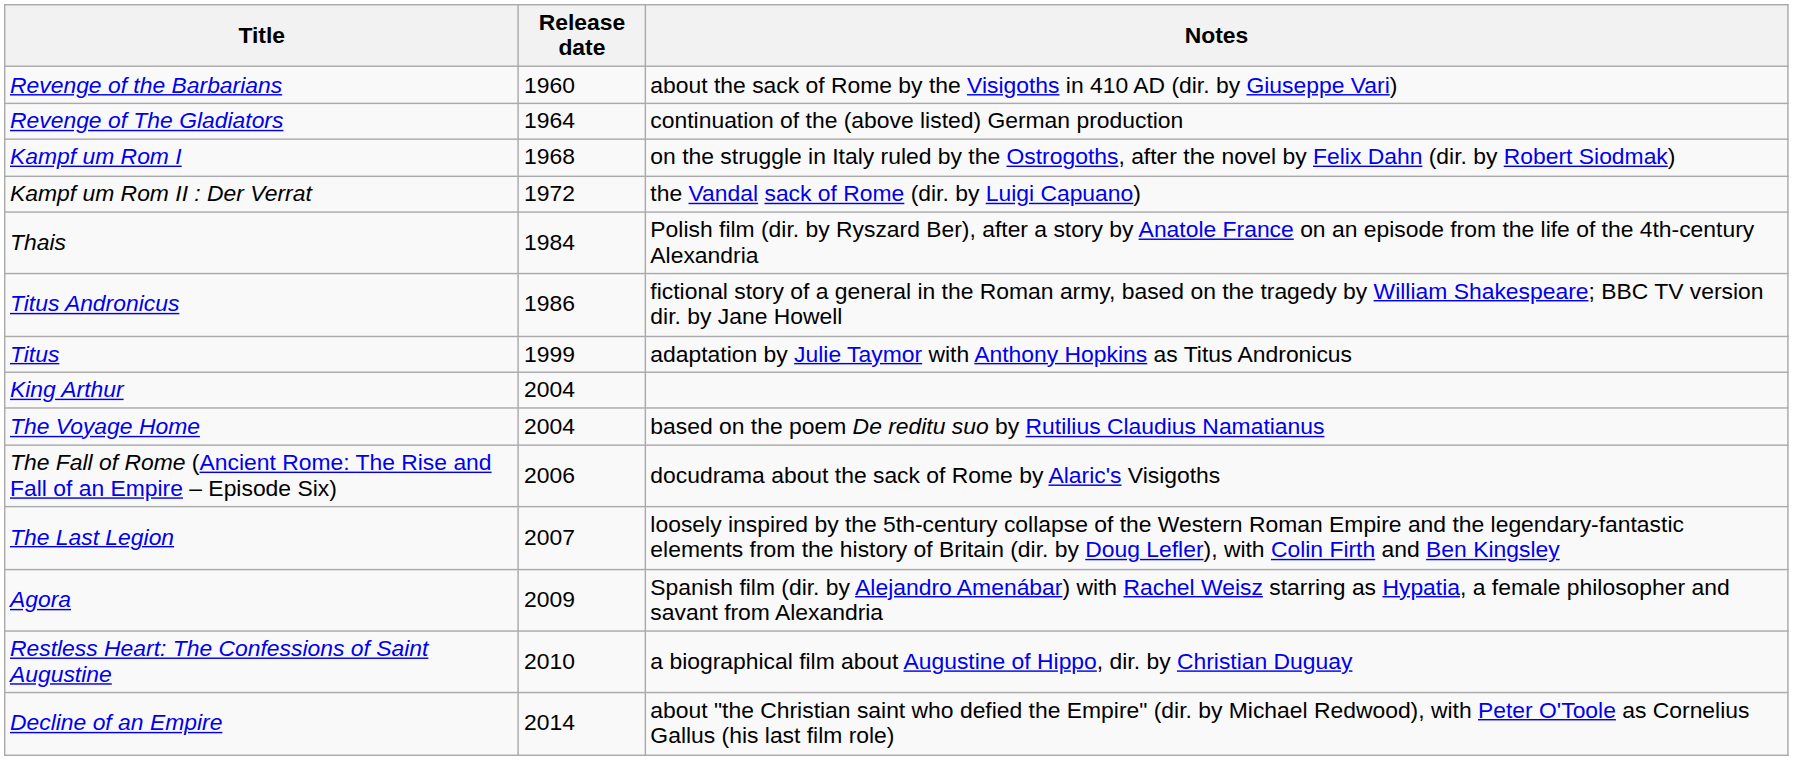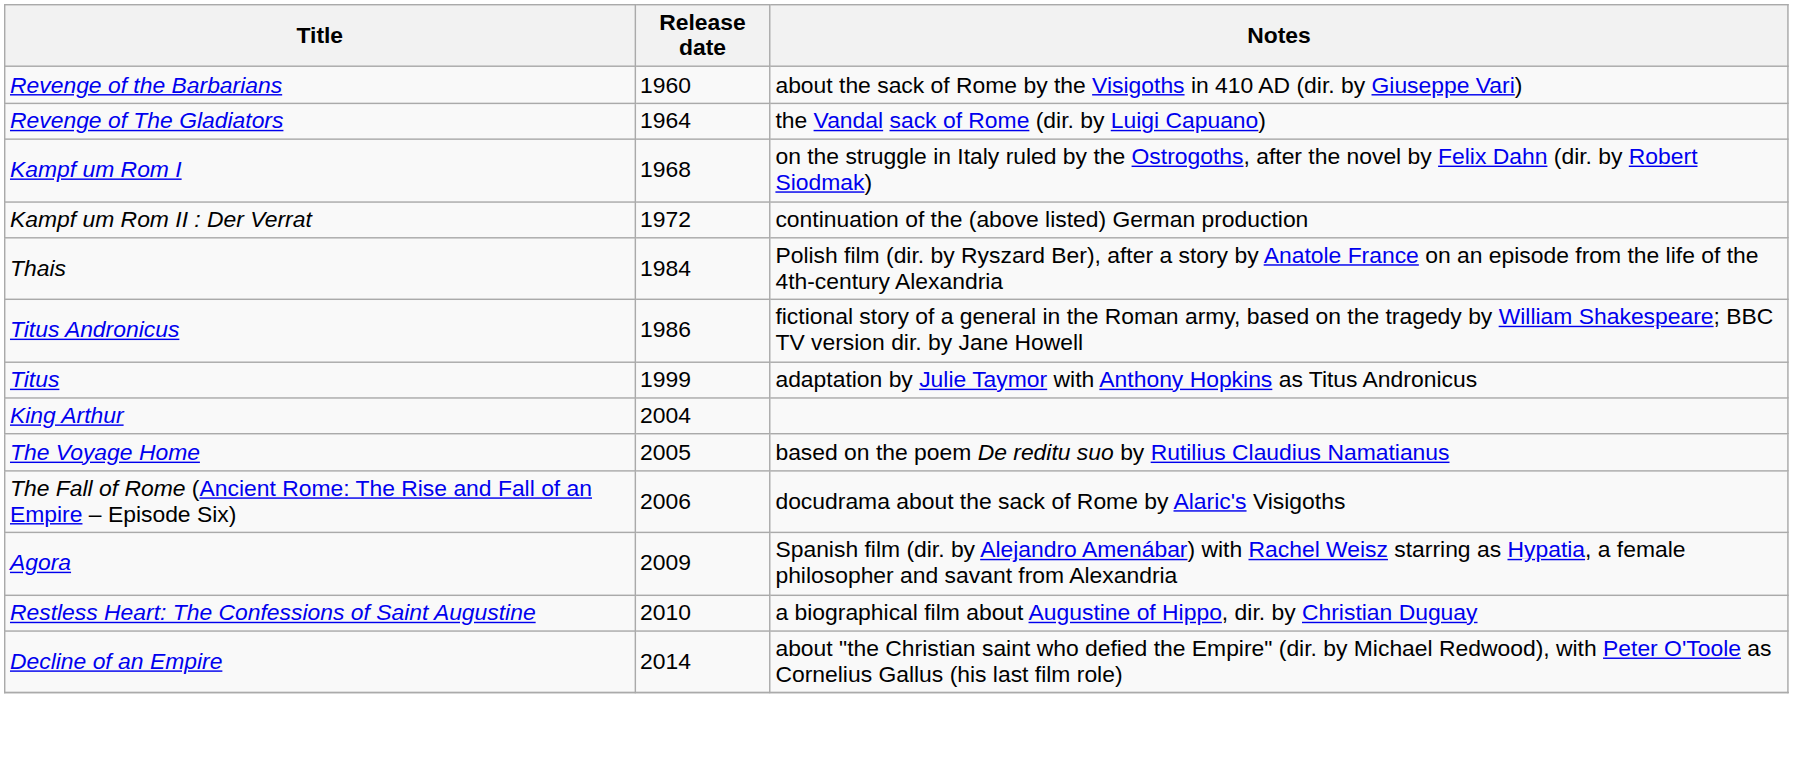(917, 120) continuation of the (above listed) German production -> (1021, 120) the Vandal sack of Rome (dir. by Luigi Capuano)
(896, 193) the Vandal sack of Rome (dir. by Luigi Capuano) -> (1042, 219) continuation of the (above listed) German production
(549, 426) 2004 -> (666, 452) 2005
- row: (92, 537)
